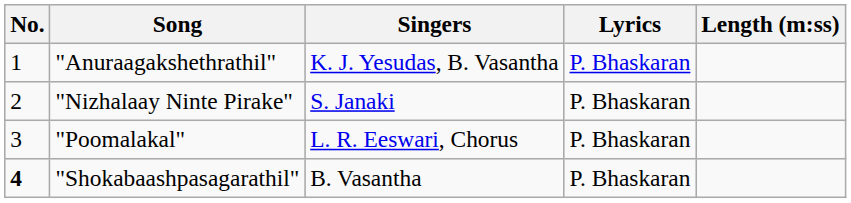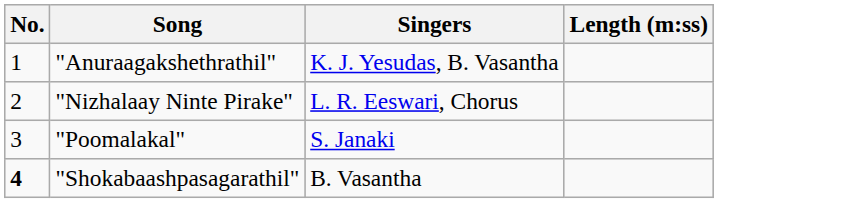- column: (630, 23)
(352, 101) S. Janaki -> (414, 101) L. R. Eeswari, Chorus
(414, 139) L. R. Eeswari, Chorus -> (352, 139) S. Janaki
